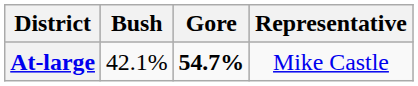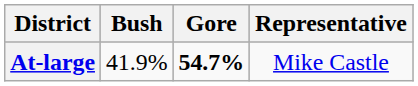(137, 61) 42.1% -> (137, 61) 41.9%
